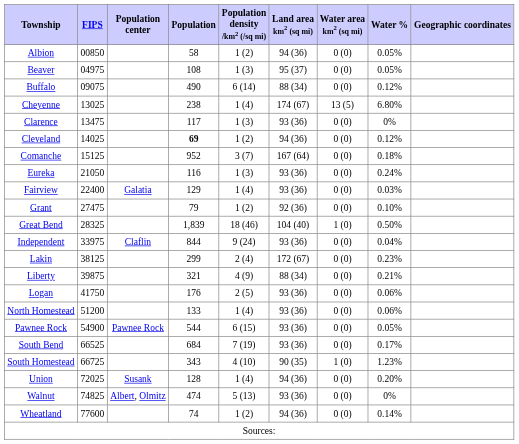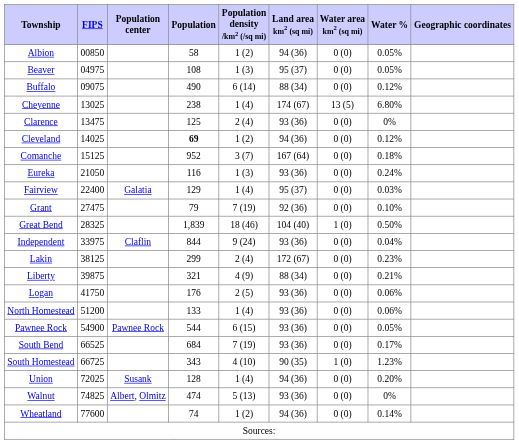(194, 121) 117 -> (194, 121) 125
(244, 121) 1 (3) -> (244, 121) 2 (4)
(293, 190) 93 (36) -> (293, 190) 95 (37)
(244, 207) 1 (2) -> (244, 207) 7 (19)
